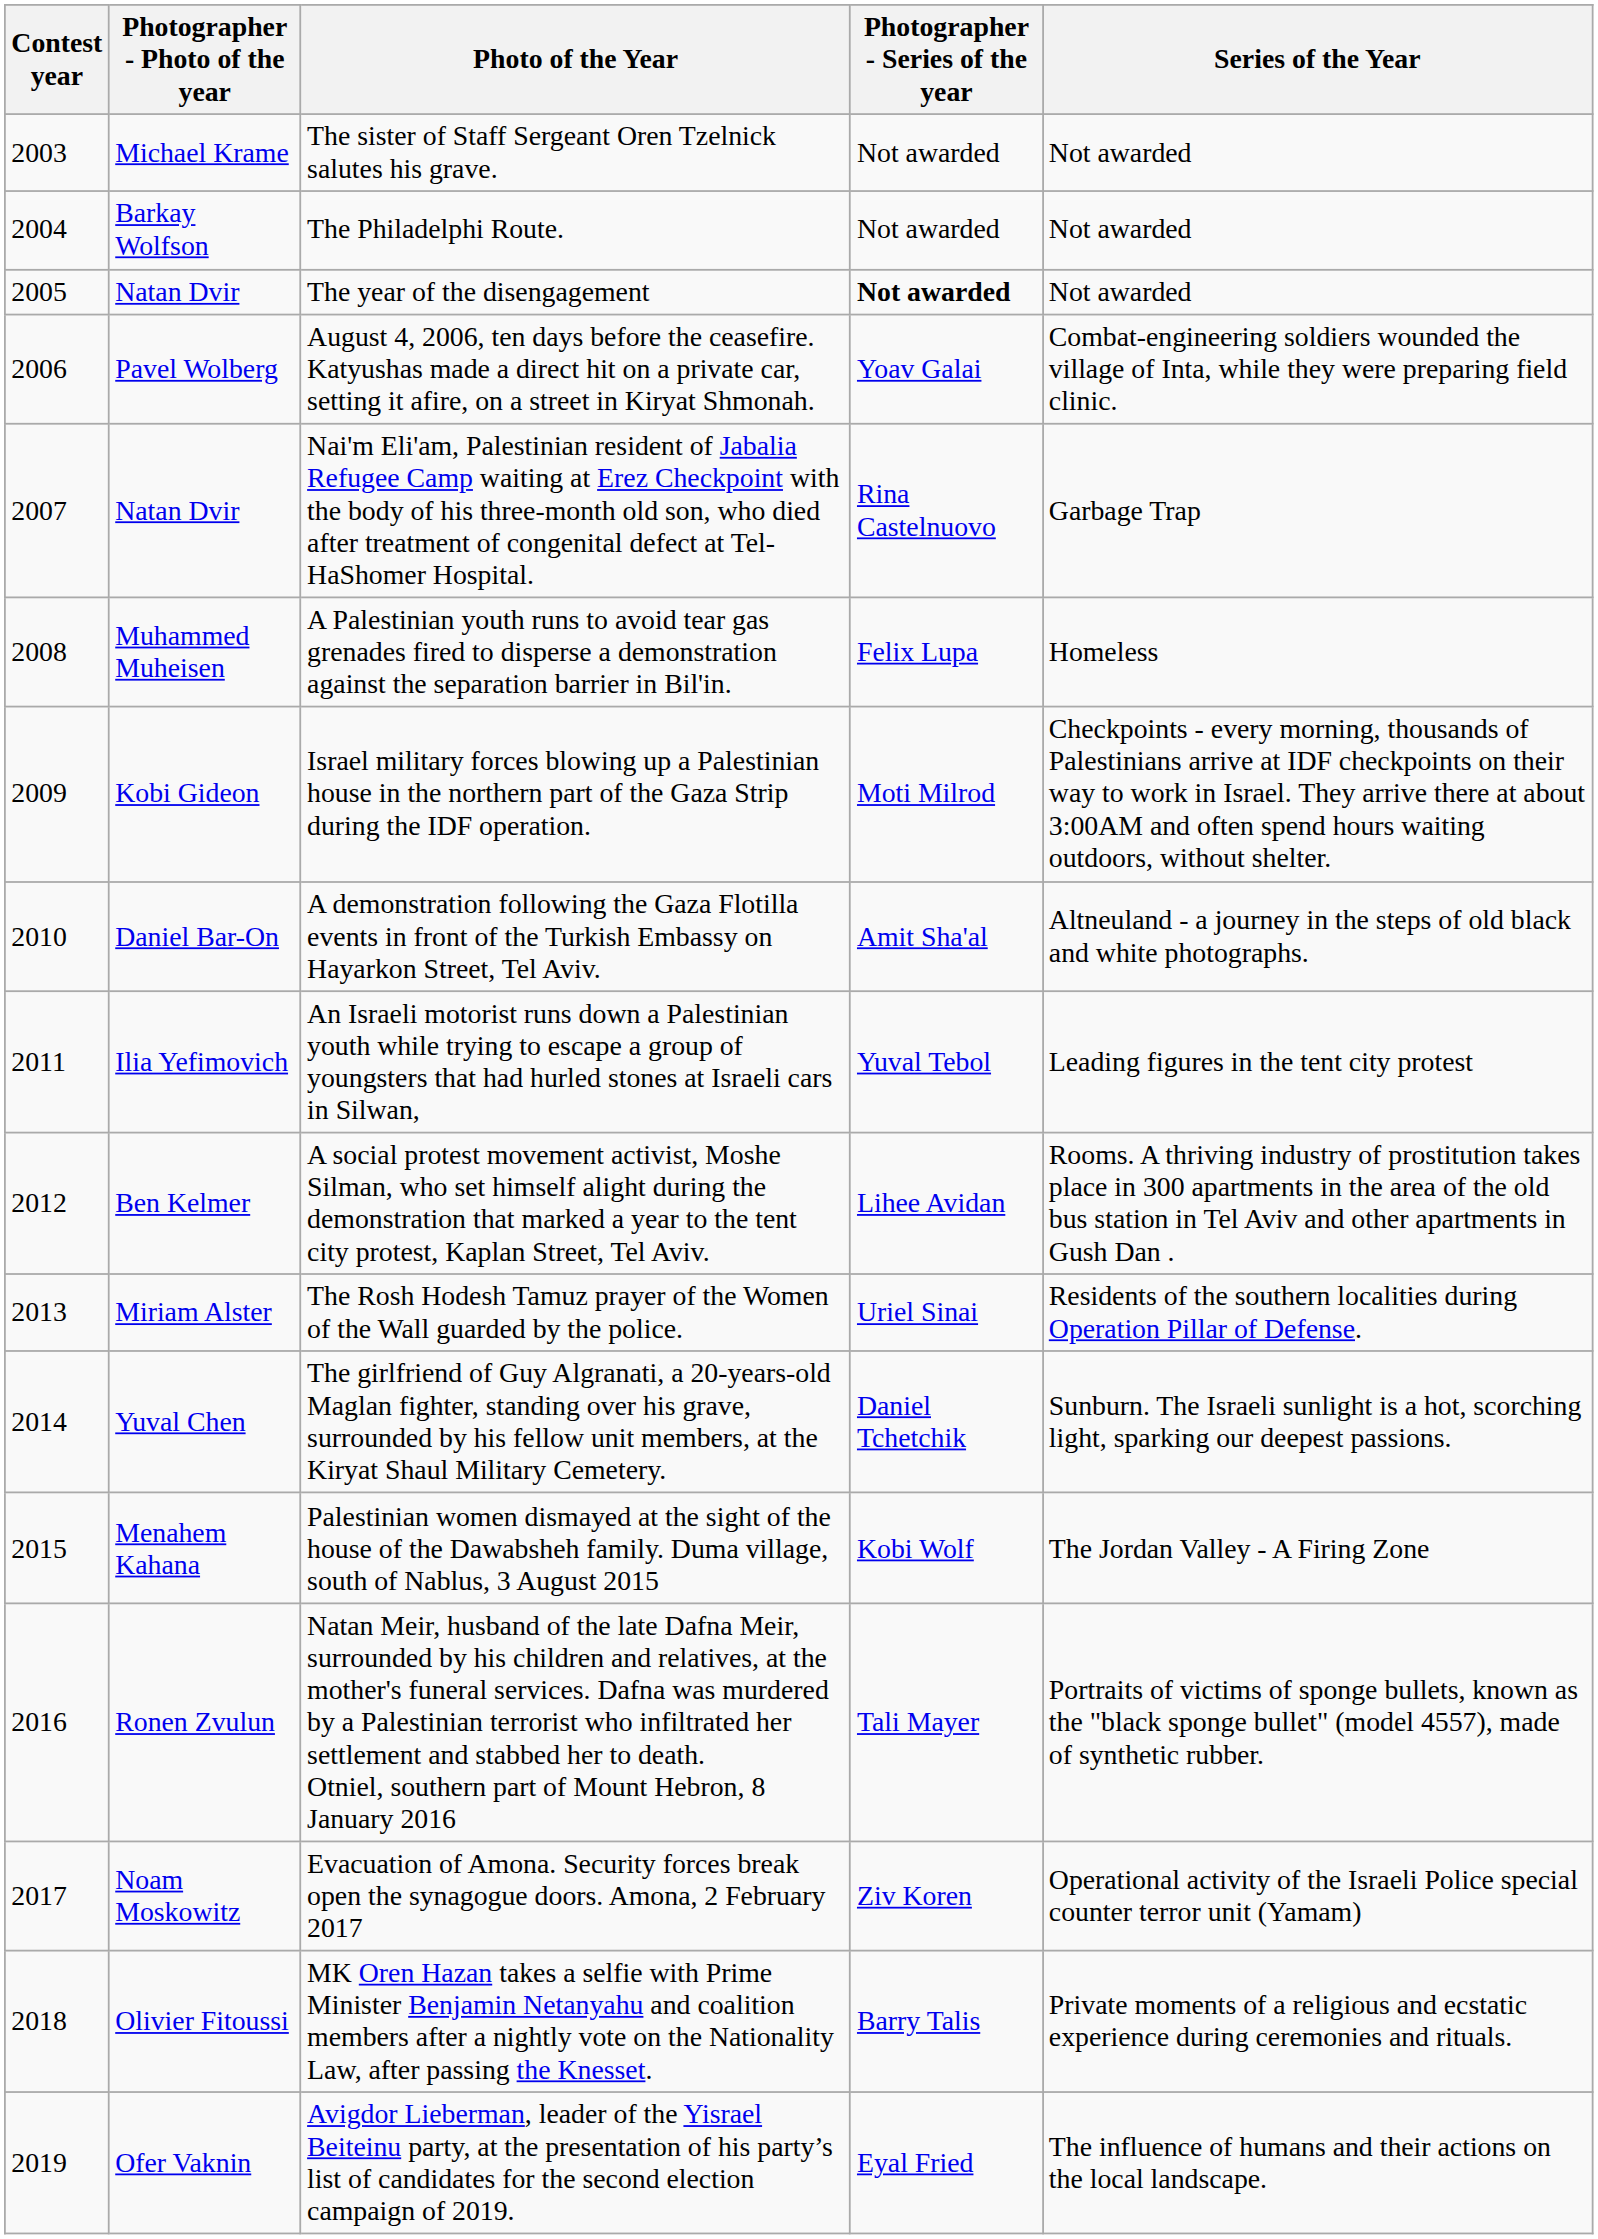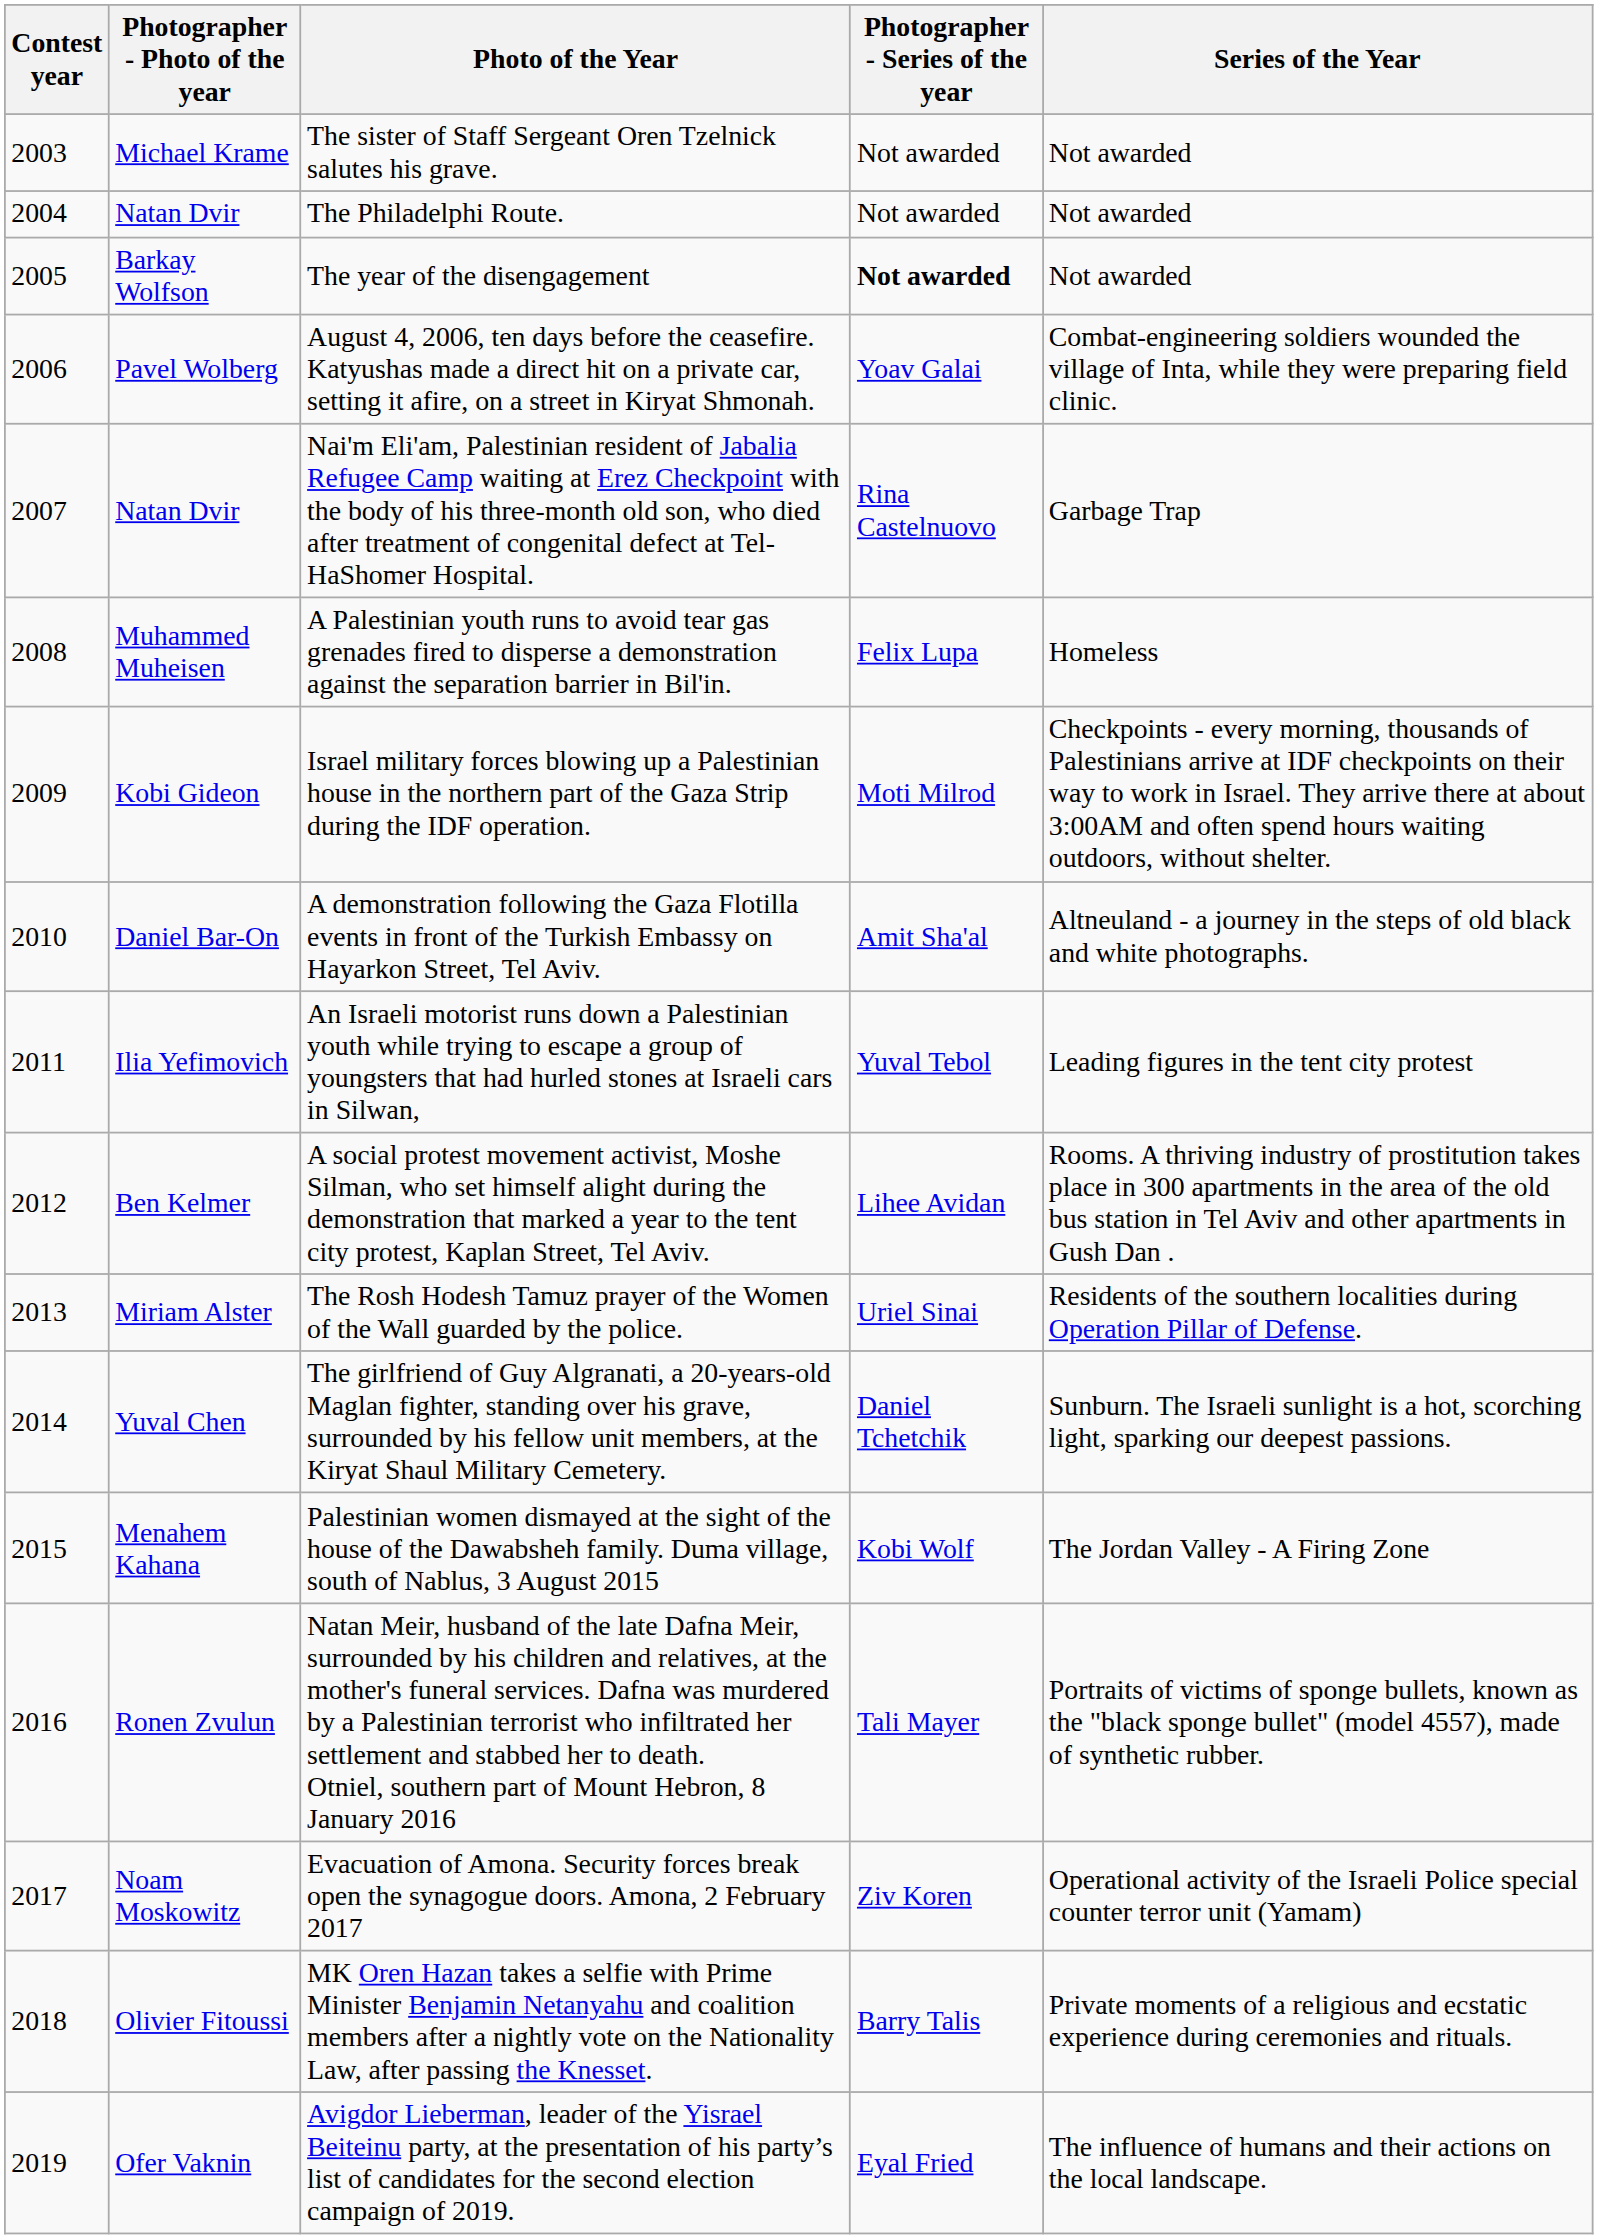(162, 229) Barkay Wolfson -> (177, 213) Natan Dvir
(177, 290) Natan Dvir -> (162, 274) Barkay Wolfson
